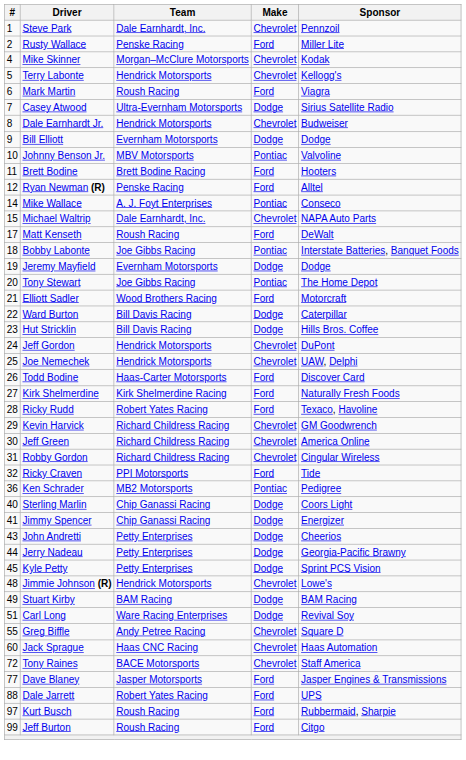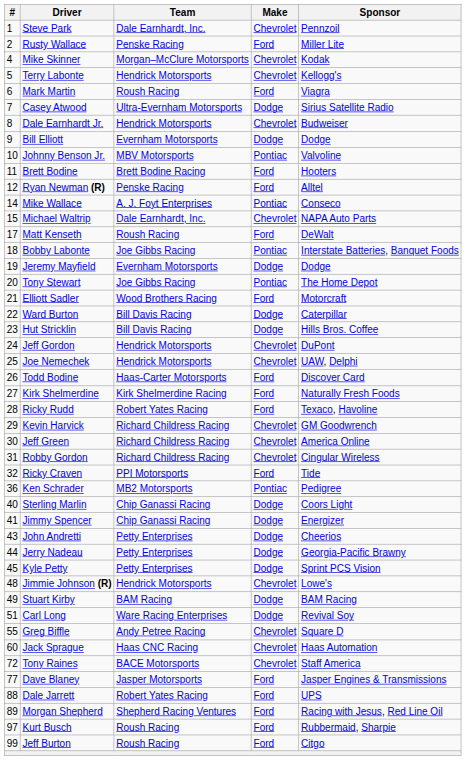+ row: (63, 711)
